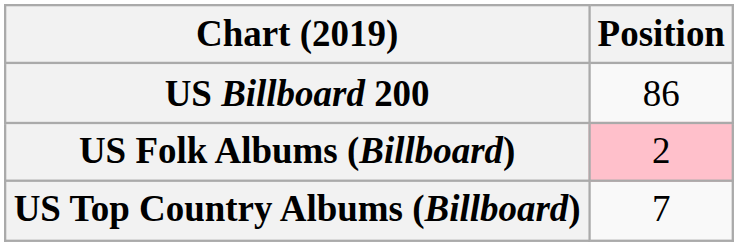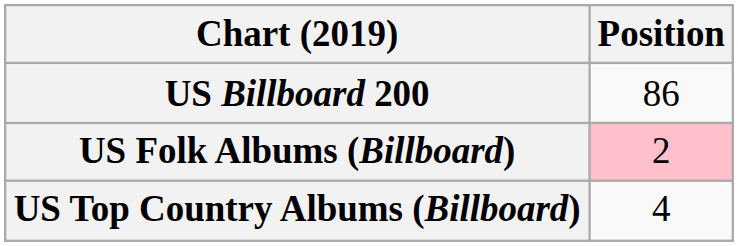(661, 209) 7 -> (661, 209) 4
